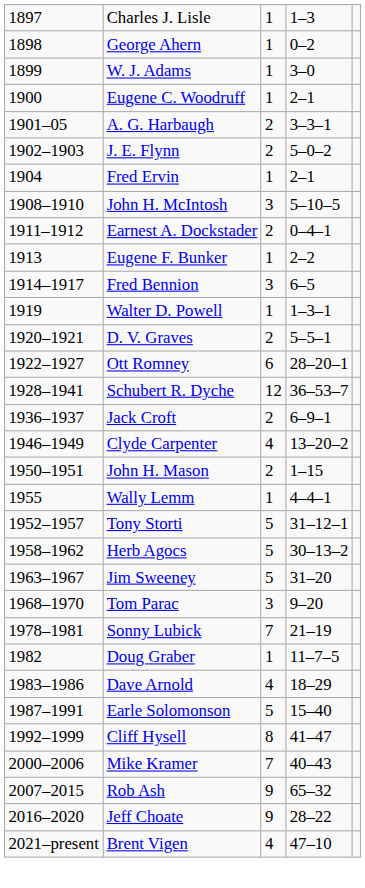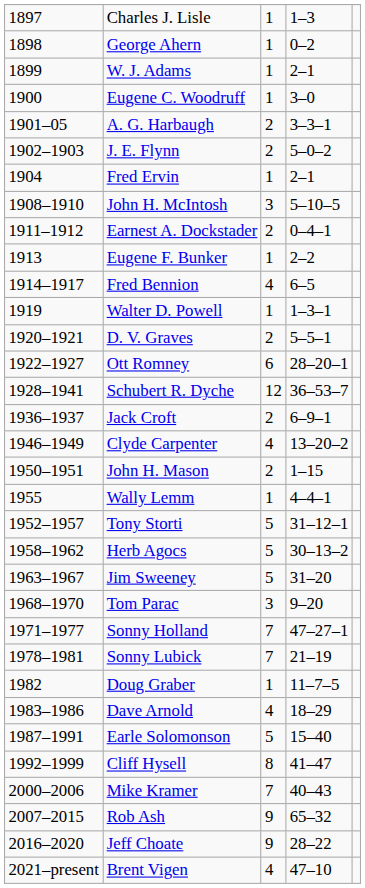(302, 71) 3–0 -> (302, 71) 2–1
(302, 97) 2–1 -> (302, 97) 3–0
(269, 284) 3 -> (269, 284) 4
+ row: (157, 630)
